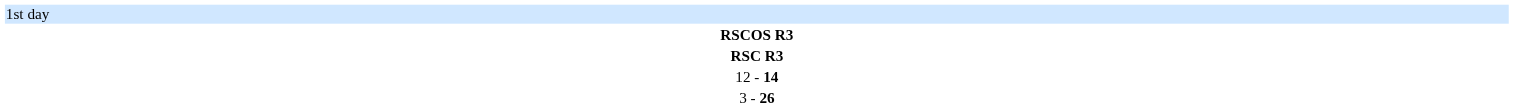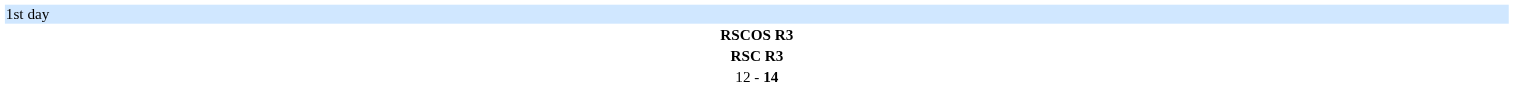- row: (757, 97)
